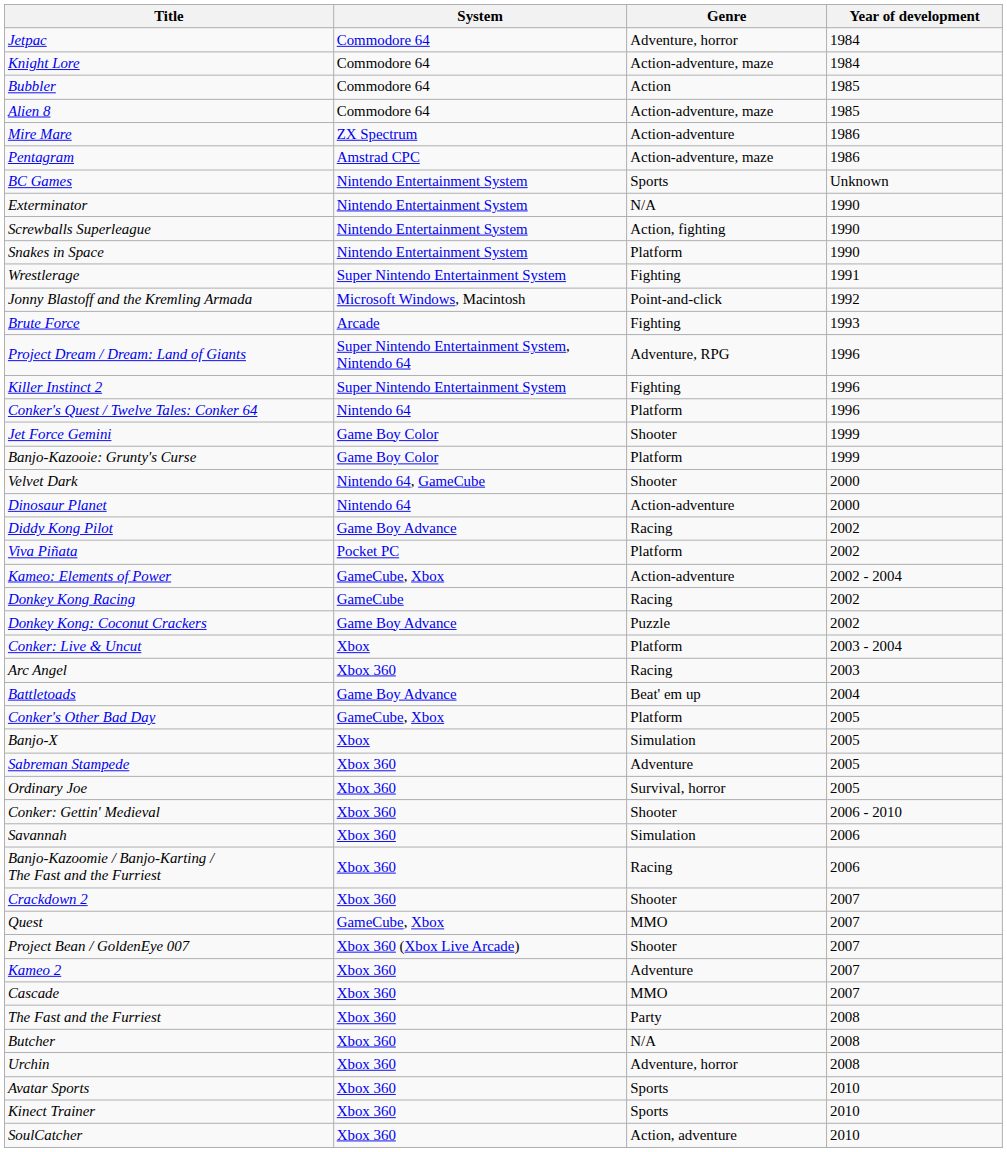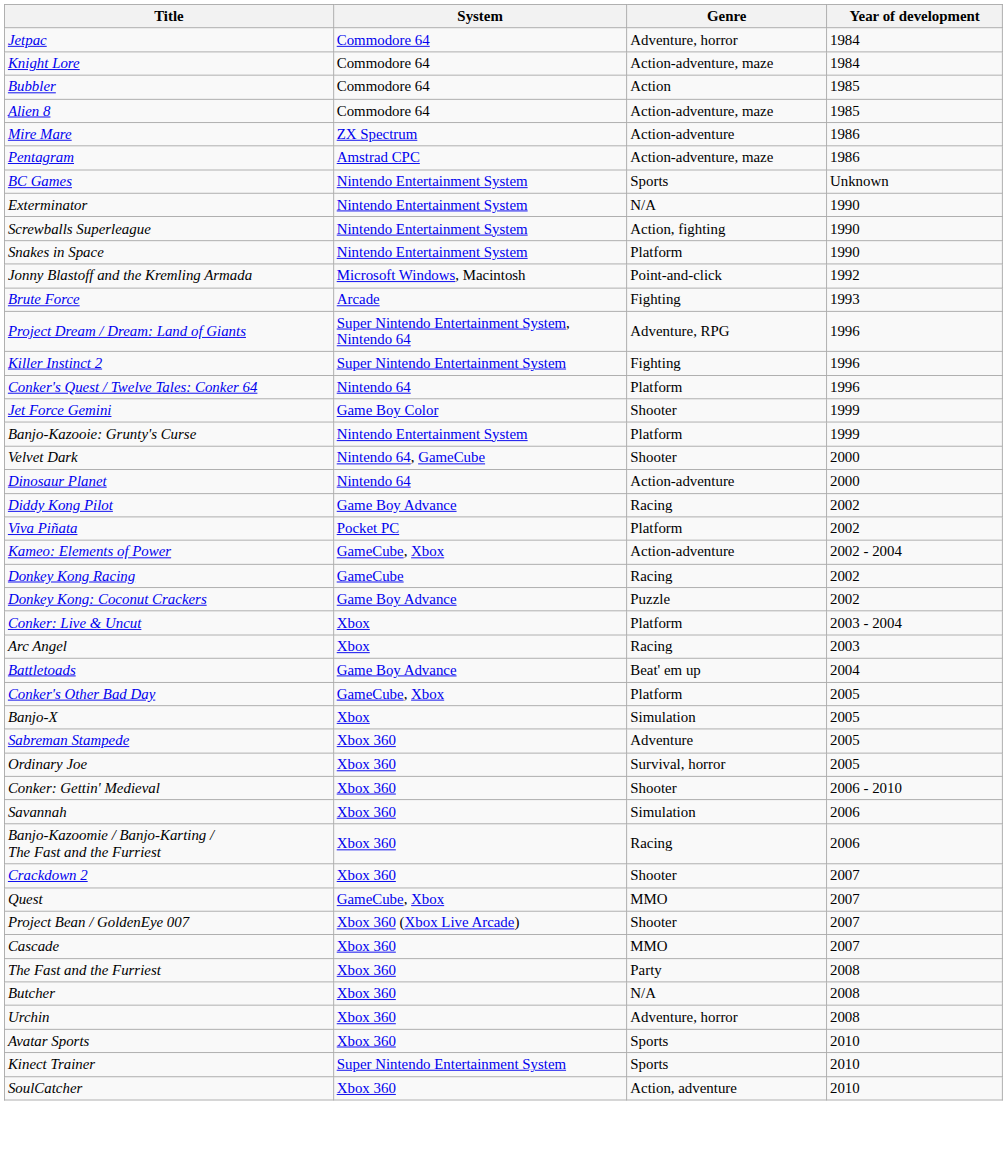- row: (44, 275)
(388, 457) Game Boy Color -> (432, 434) Nintendo Entertainment System
(366, 670) Xbox 360 -> (353, 646) Xbox
- row: (35, 970)
(366, 1111) Xbox 360 -> (451, 1064) Super Nintendo Entertainment System
